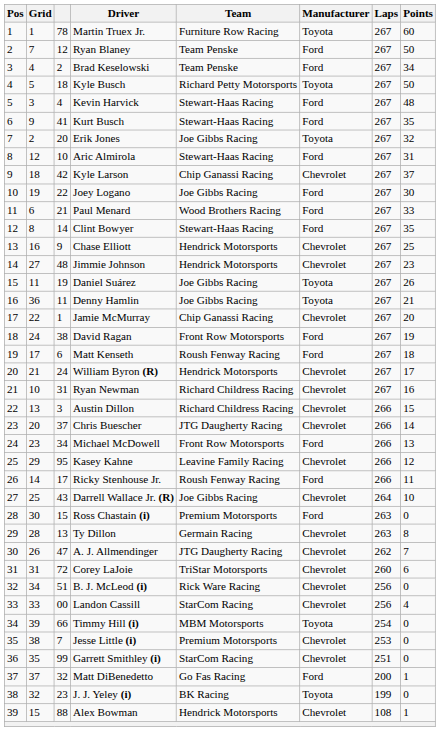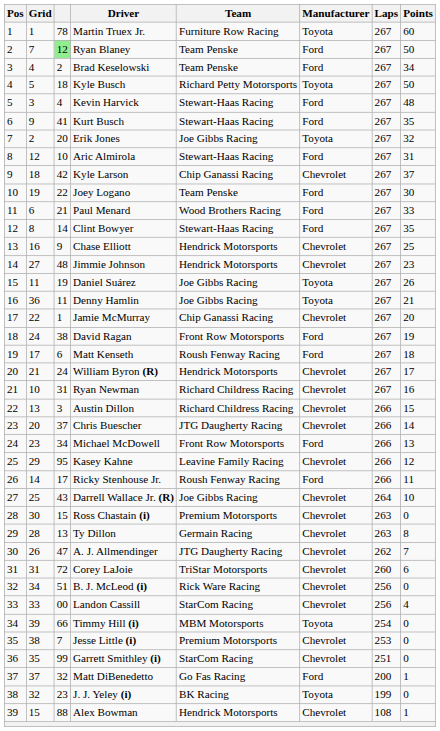(62, 48) no background -> (62, 48) lightgreen background
(218, 192) Joe Gibbs Racing -> (209, 192) Team Penske
(313, 515) Ford -> (324, 515) Chevrolet
